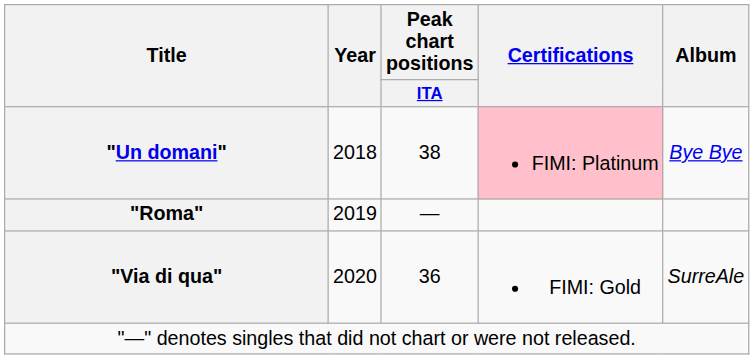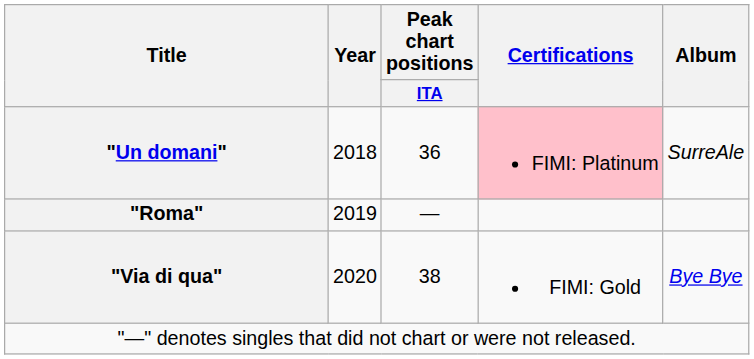(430, 152) 38 -> (430, 152) 36
(706, 152) Bye Bye -> (706, 152) SurreAle
(430, 276) 36 -> (430, 276) 38
(706, 276) SurreAle -> (706, 276) Bye Bye
